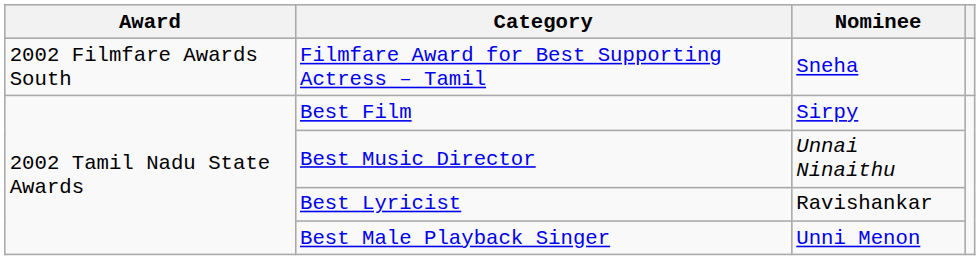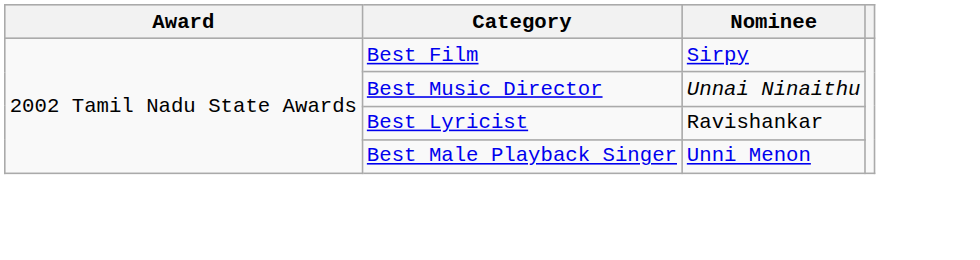- row: (511, 67)
